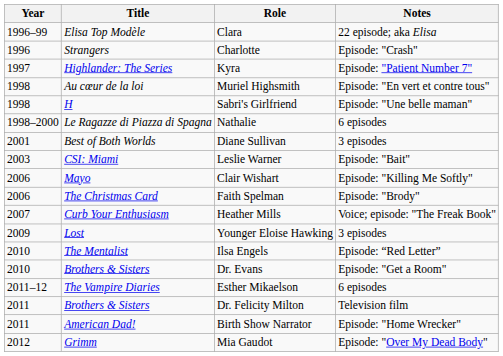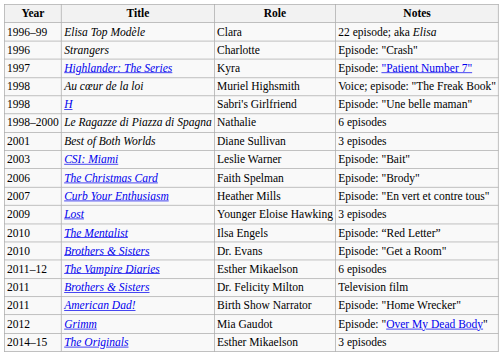(414, 86) Episode: "En vert et contre tous" -> (417, 86) Voice; episode: "The Freak Book"
- row: (77, 178)
(417, 214) Voice; episode: "The Freak Book" -> (414, 196) Episode: "En vert et contre tous"
+ row: (96, 342)
